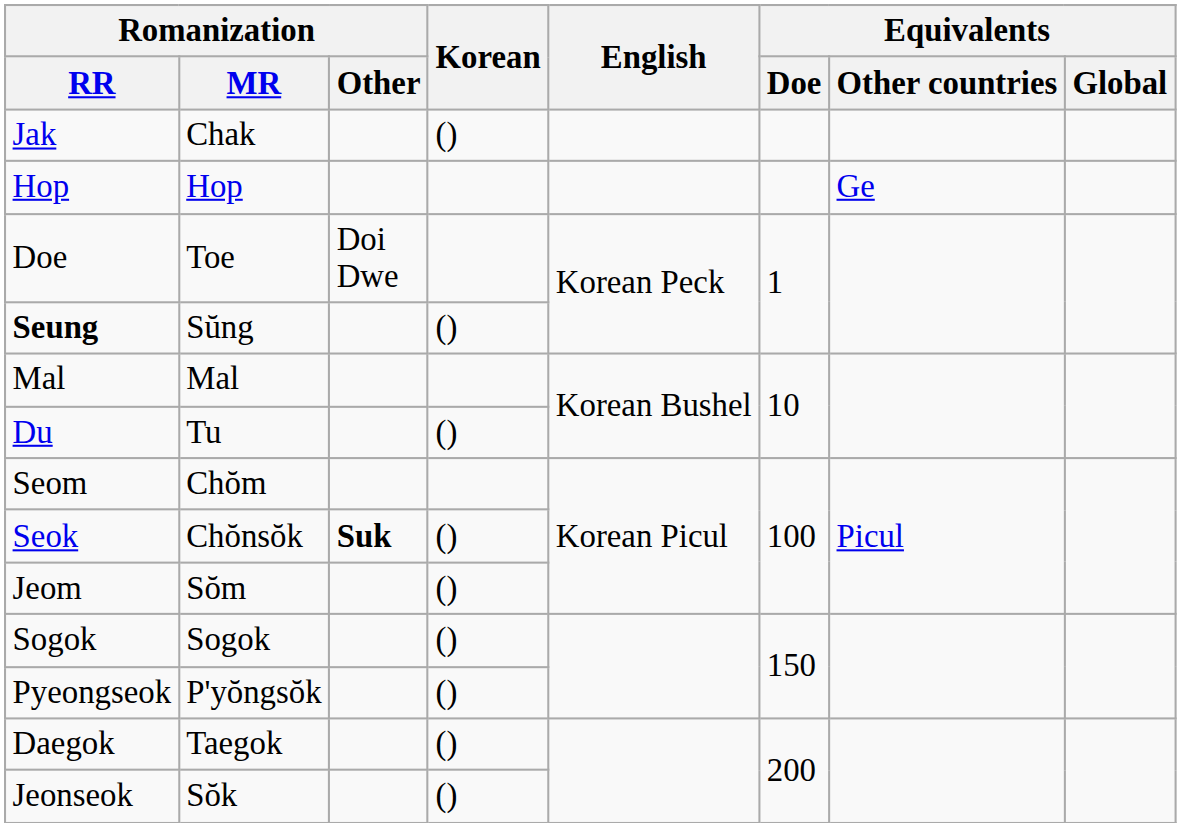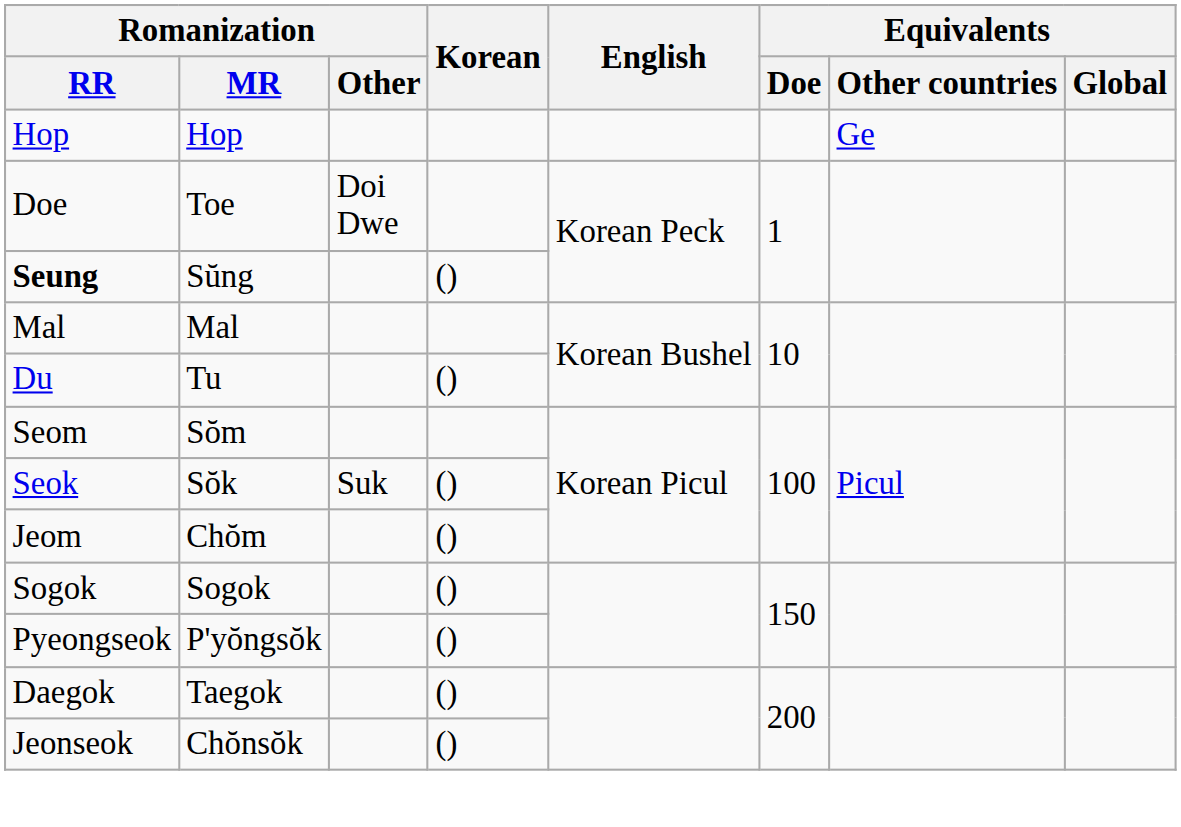- row: (34, 134)
(226, 483) Chŏm -> (216, 431) Sŏm
(245, 535) Chŏnsŏk -> (212, 483) Sŏk
(364, 535) bold -> (362, 483) normal
(216, 587) Sŏm -> (226, 535) Chŏm
(212, 795) Sŏk -> (245, 743) Chŏnsŏk
